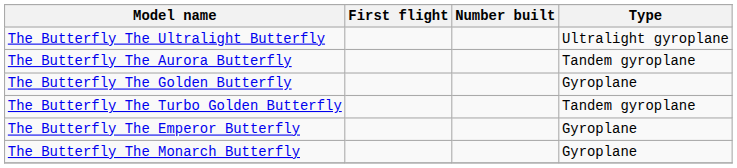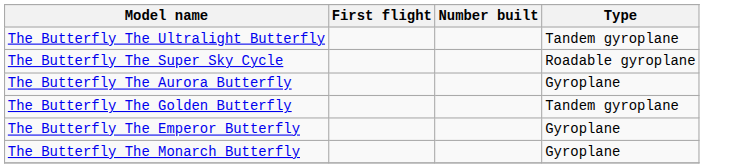(645, 39) Ultralight gyroplane -> (612, 39) Tandem gyroplane
+ row: (146, 61)
(629, 61) Tandem gyroplane -> (583, 84) Gyroplane
(600, 84) Gyroplane -> (612, 107) Tandem gyroplane
- row: (175, 107)
